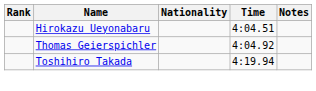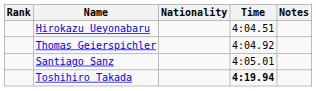+ row: (75, 61)
(253, 61) normal -> (253, 78) bold
